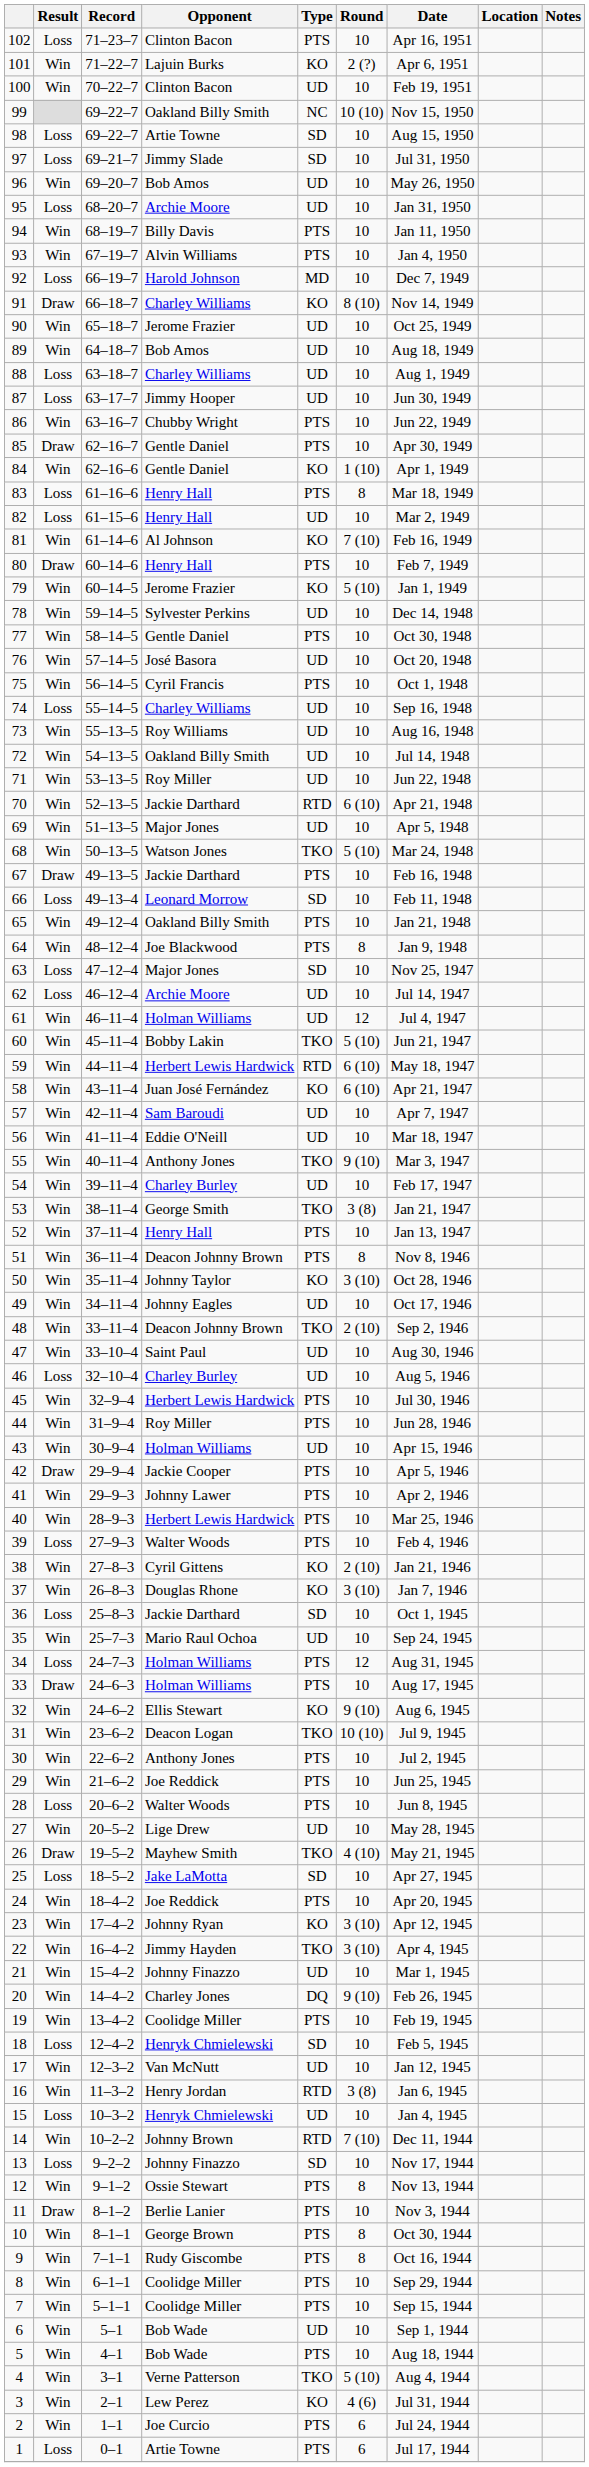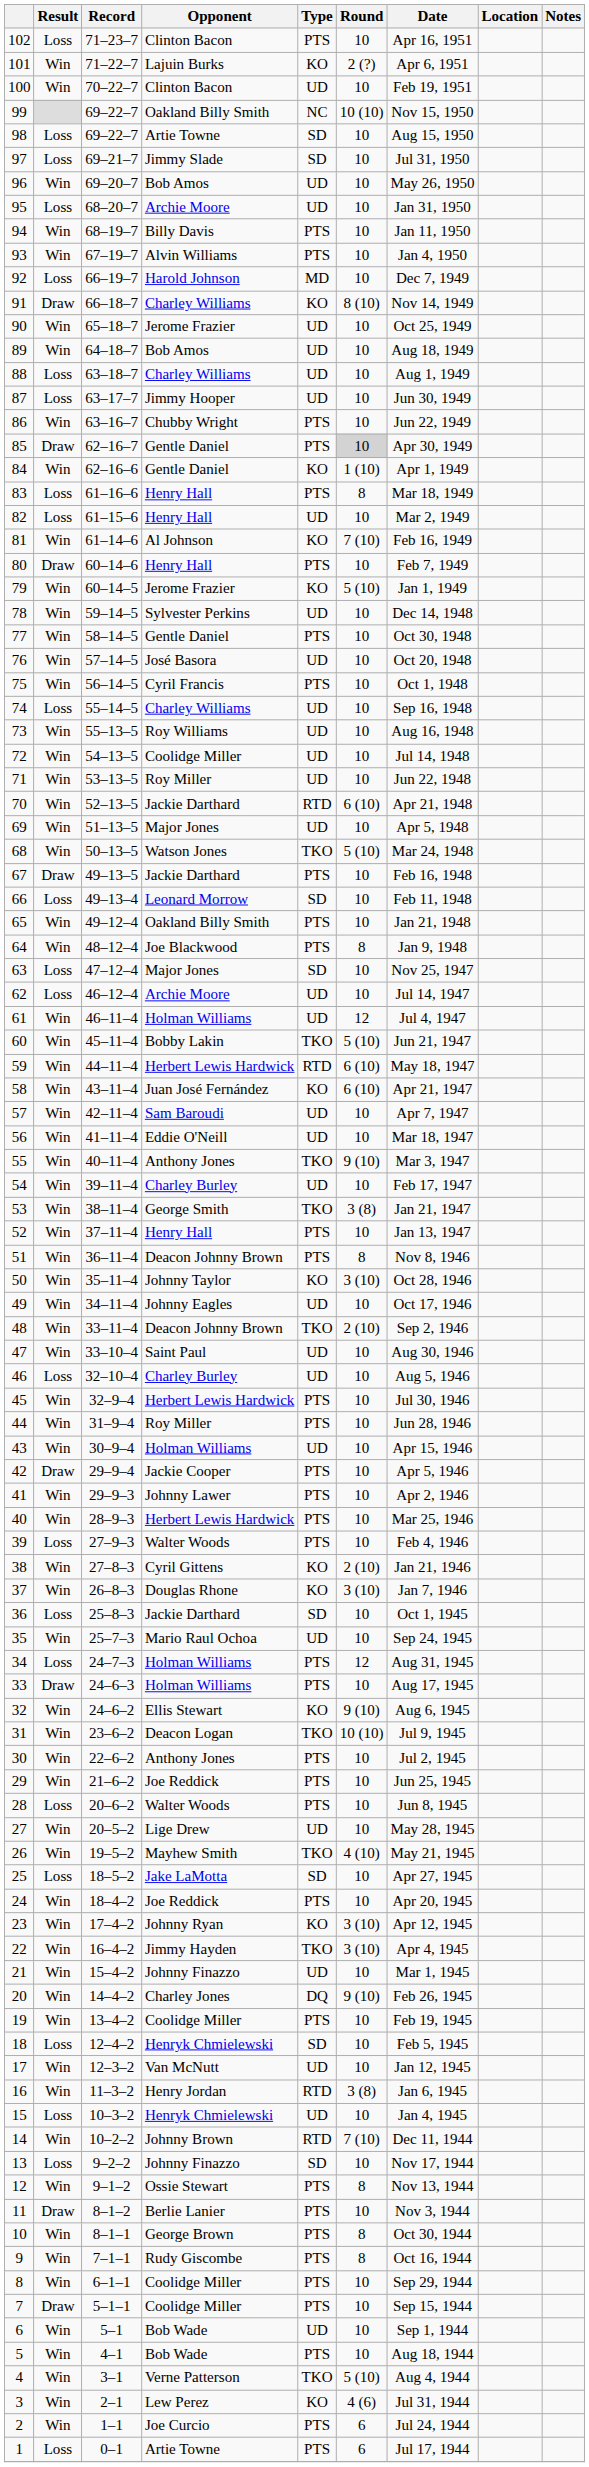(362, 445) no background -> (362, 445) lightgrey background
(207, 755) Oakland Billy Smith -> (193, 755) Coolidge Miller
(58, 1853) Draw -> (58, 1853) Win
(58, 2306) Win -> (58, 2306) Draw
